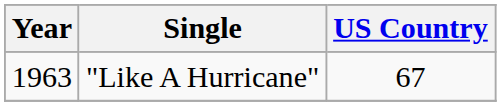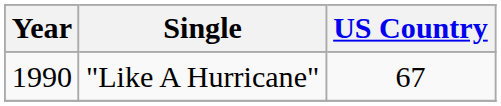(42, 76) 1963 -> (42, 76) 1990
